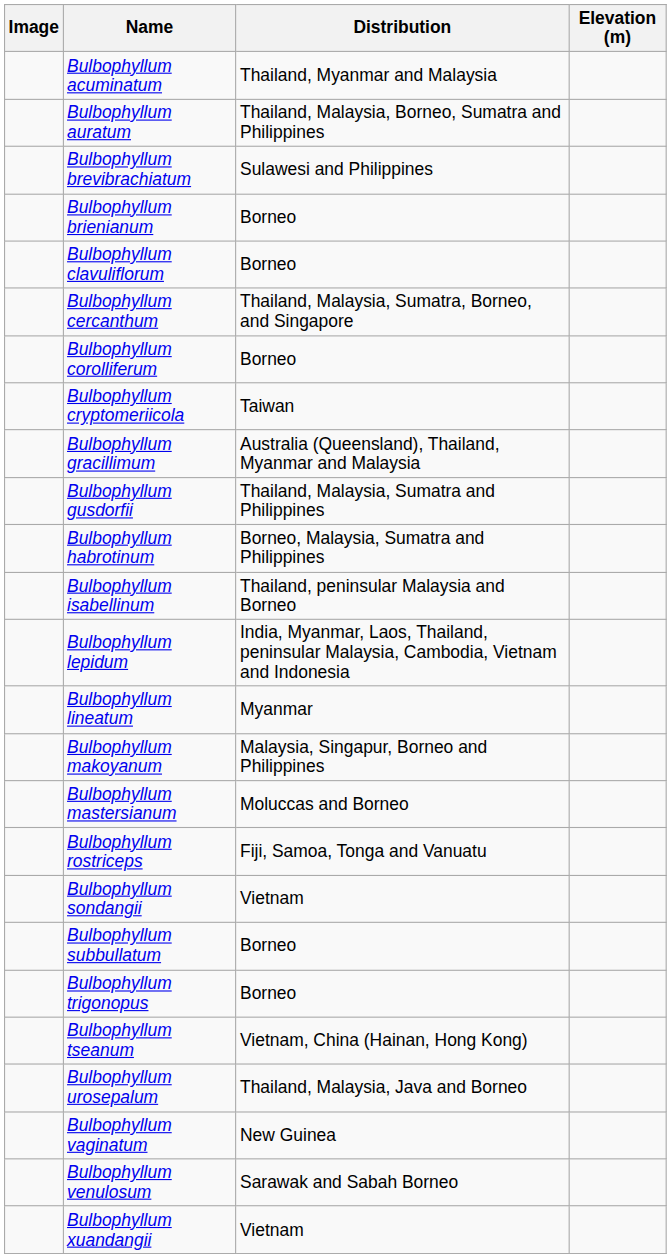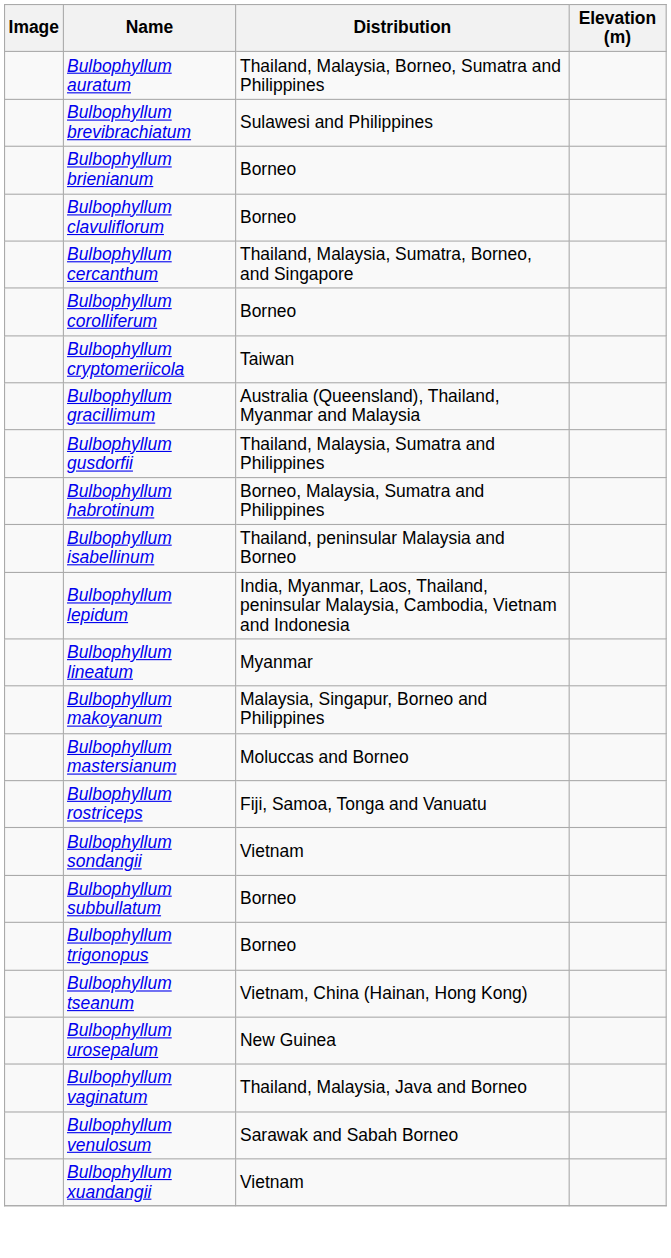- row: (119, 75)
(383, 1087) Thailand, Malaysia, Java and Borneo -> (288, 1040) New Guinea
(288, 1135) New Guinea -> (383, 1087) Thailand, Malaysia, Java and Borneo
